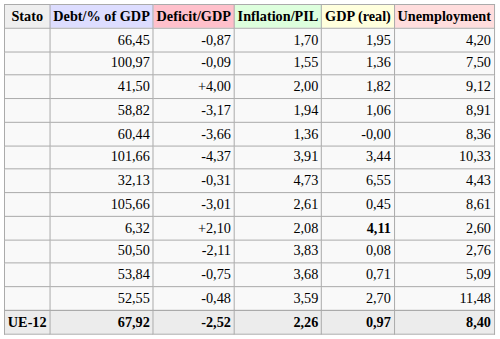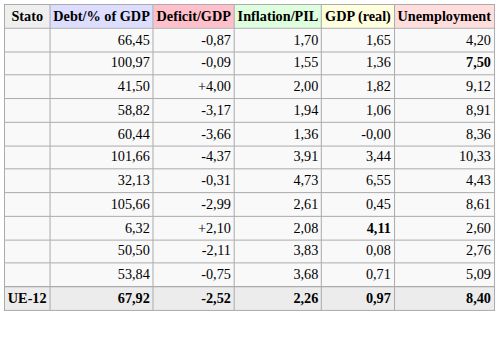(378, 40) 1,95 -> (378, 40) 1,65
(478, 63) normal -> (478, 63) bold
(216, 204) -3,01 -> (216, 204) -2,99
- row: (134, 298)
